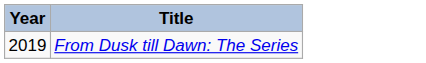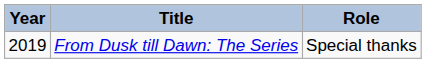+ column: (361, 18)
